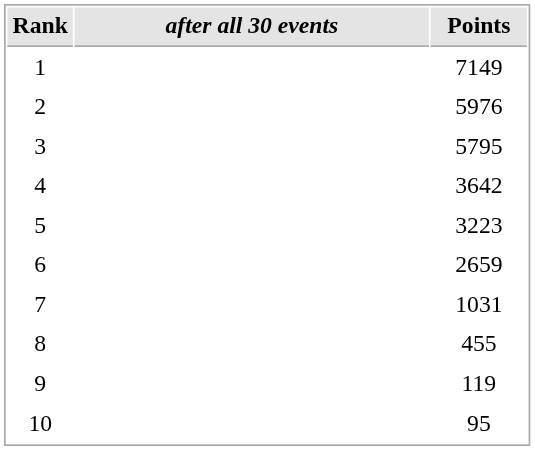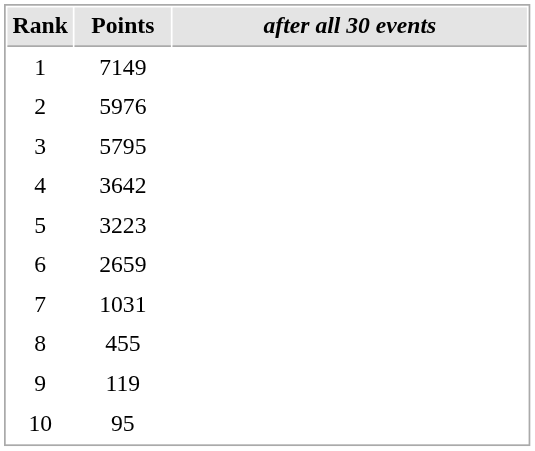columns swapped: (252, 26) <-> (479, 26)
